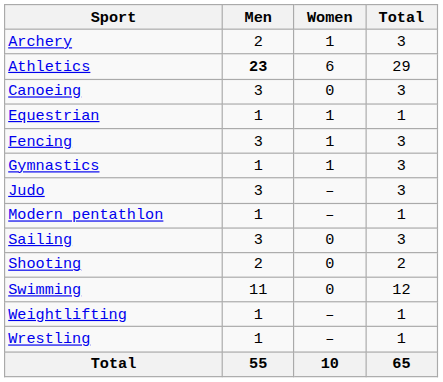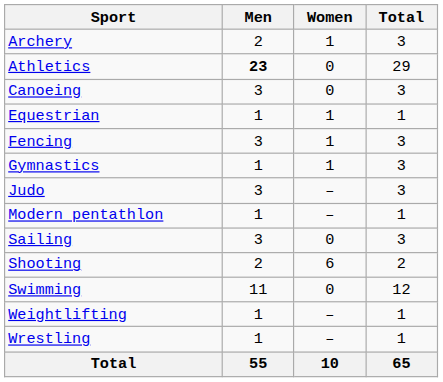(330, 67) 6 -> (330, 67) 0
(330, 265) 0 -> (330, 265) 6
